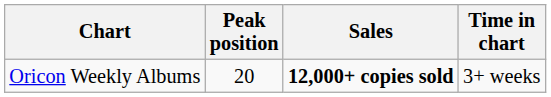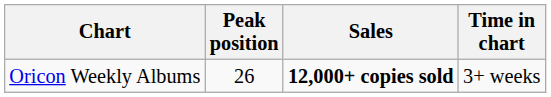(244, 75) 20 -> (244, 75) 26
